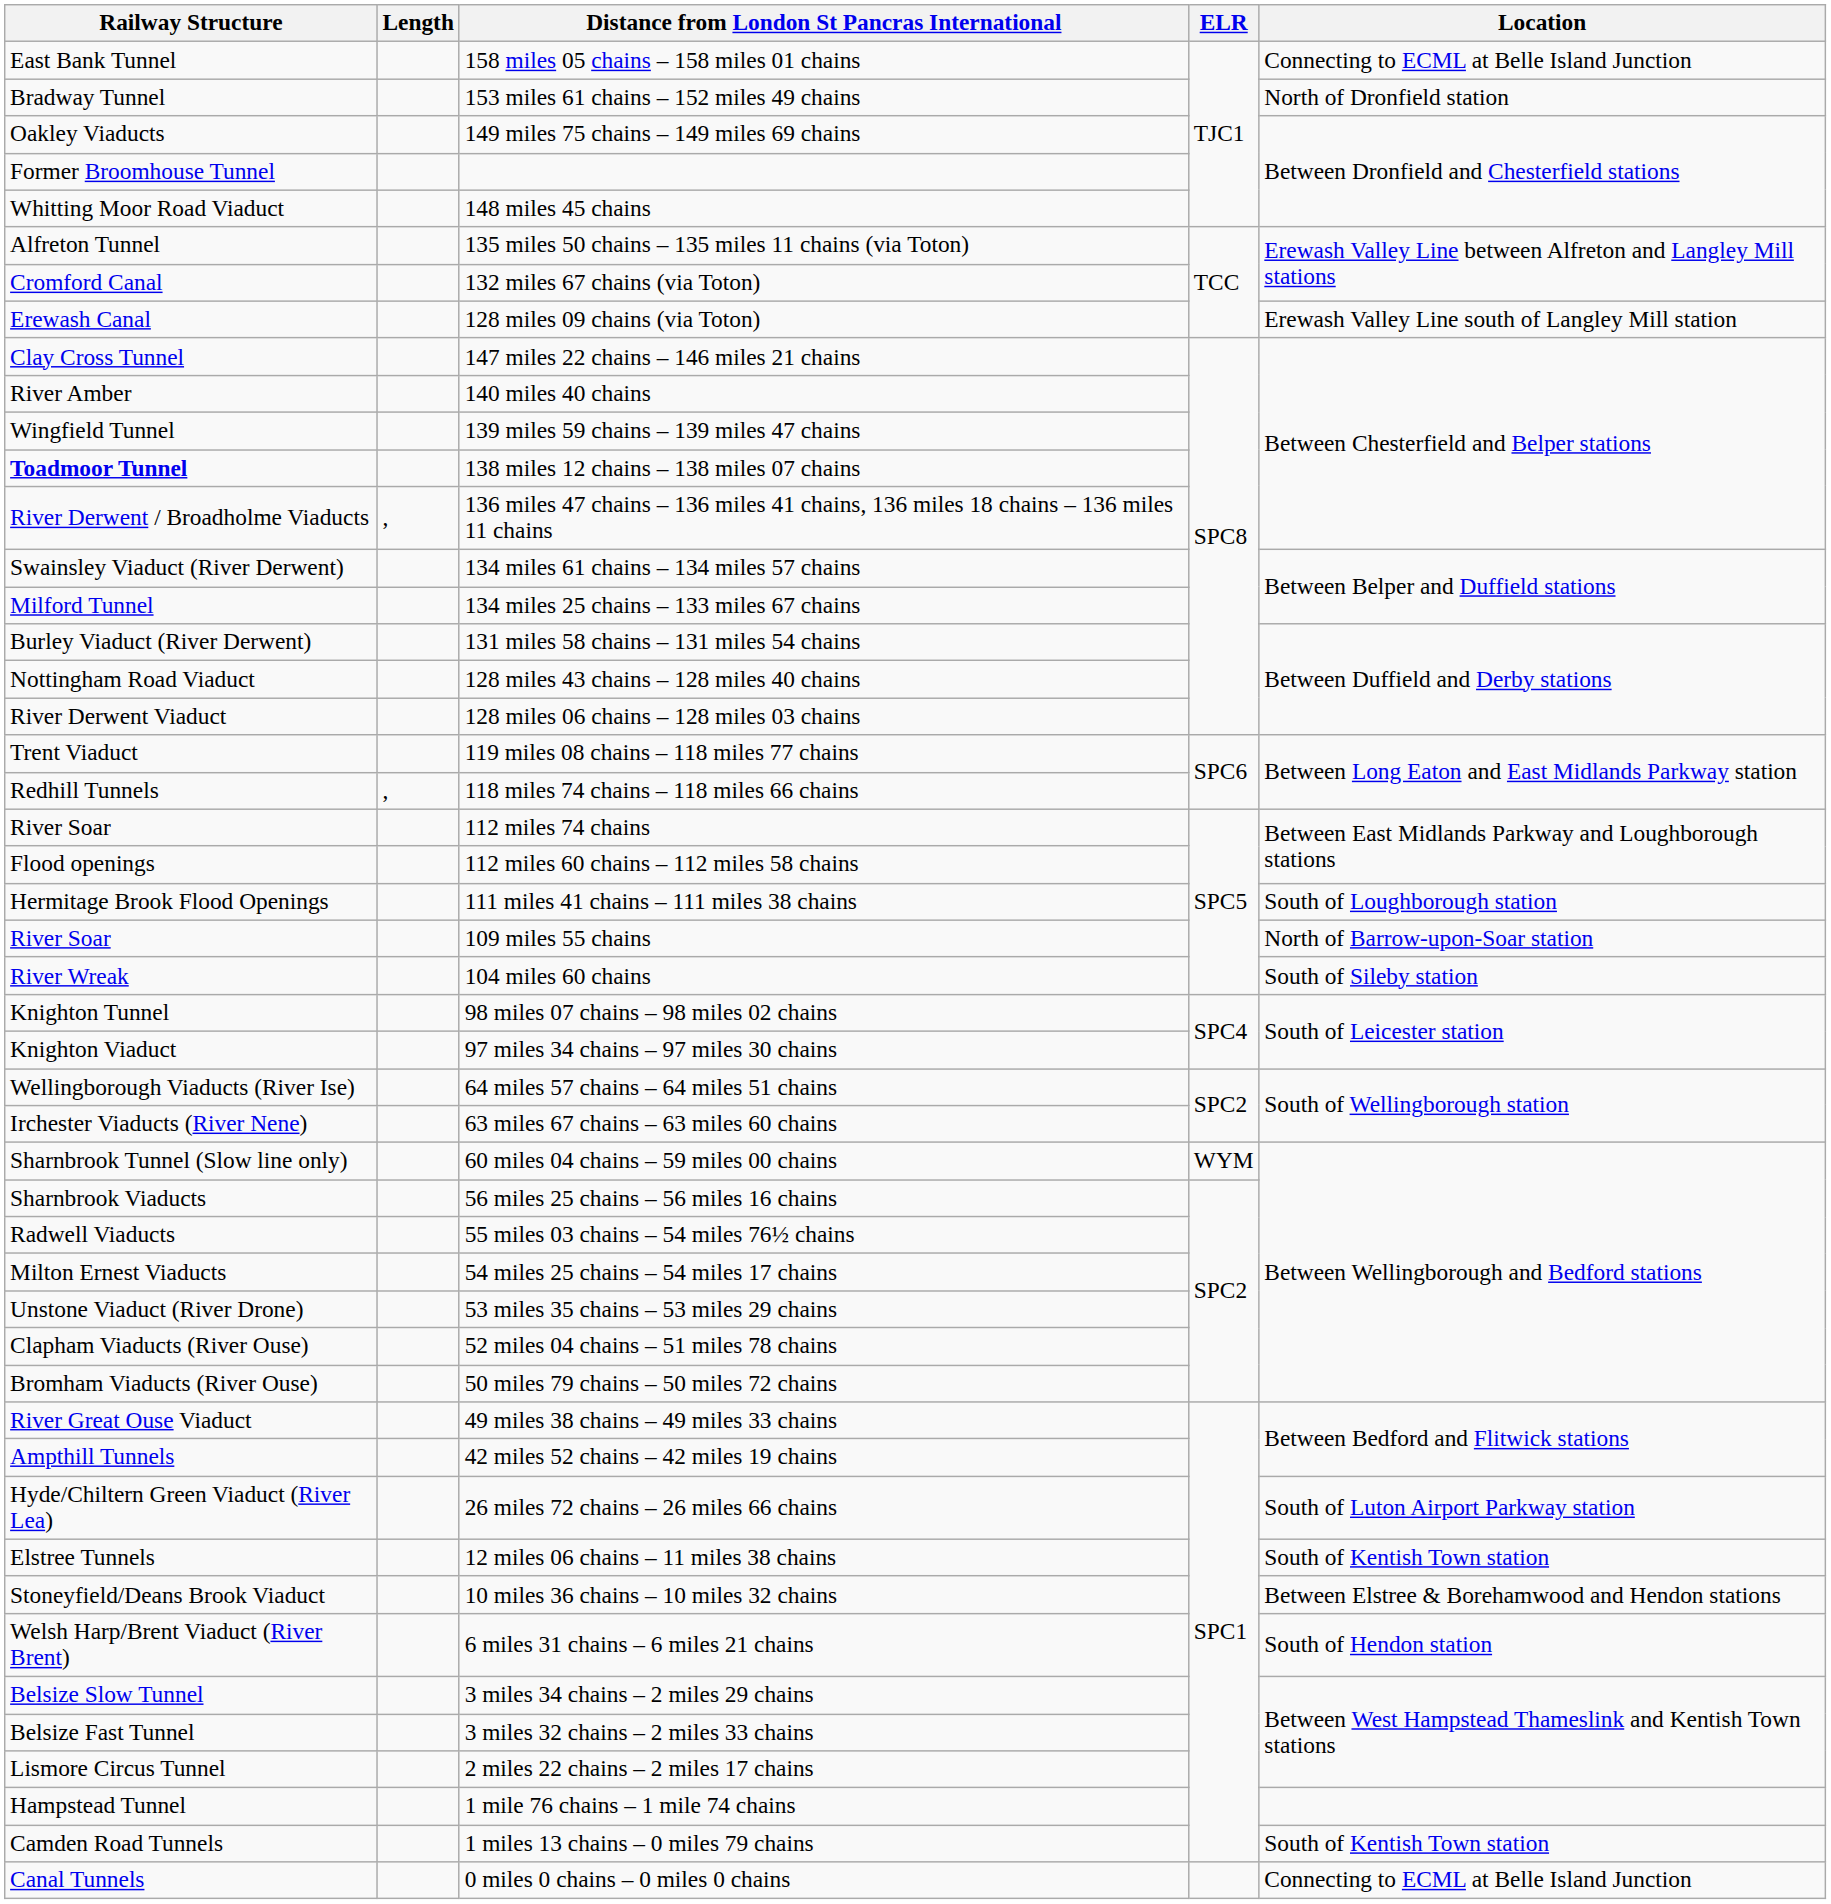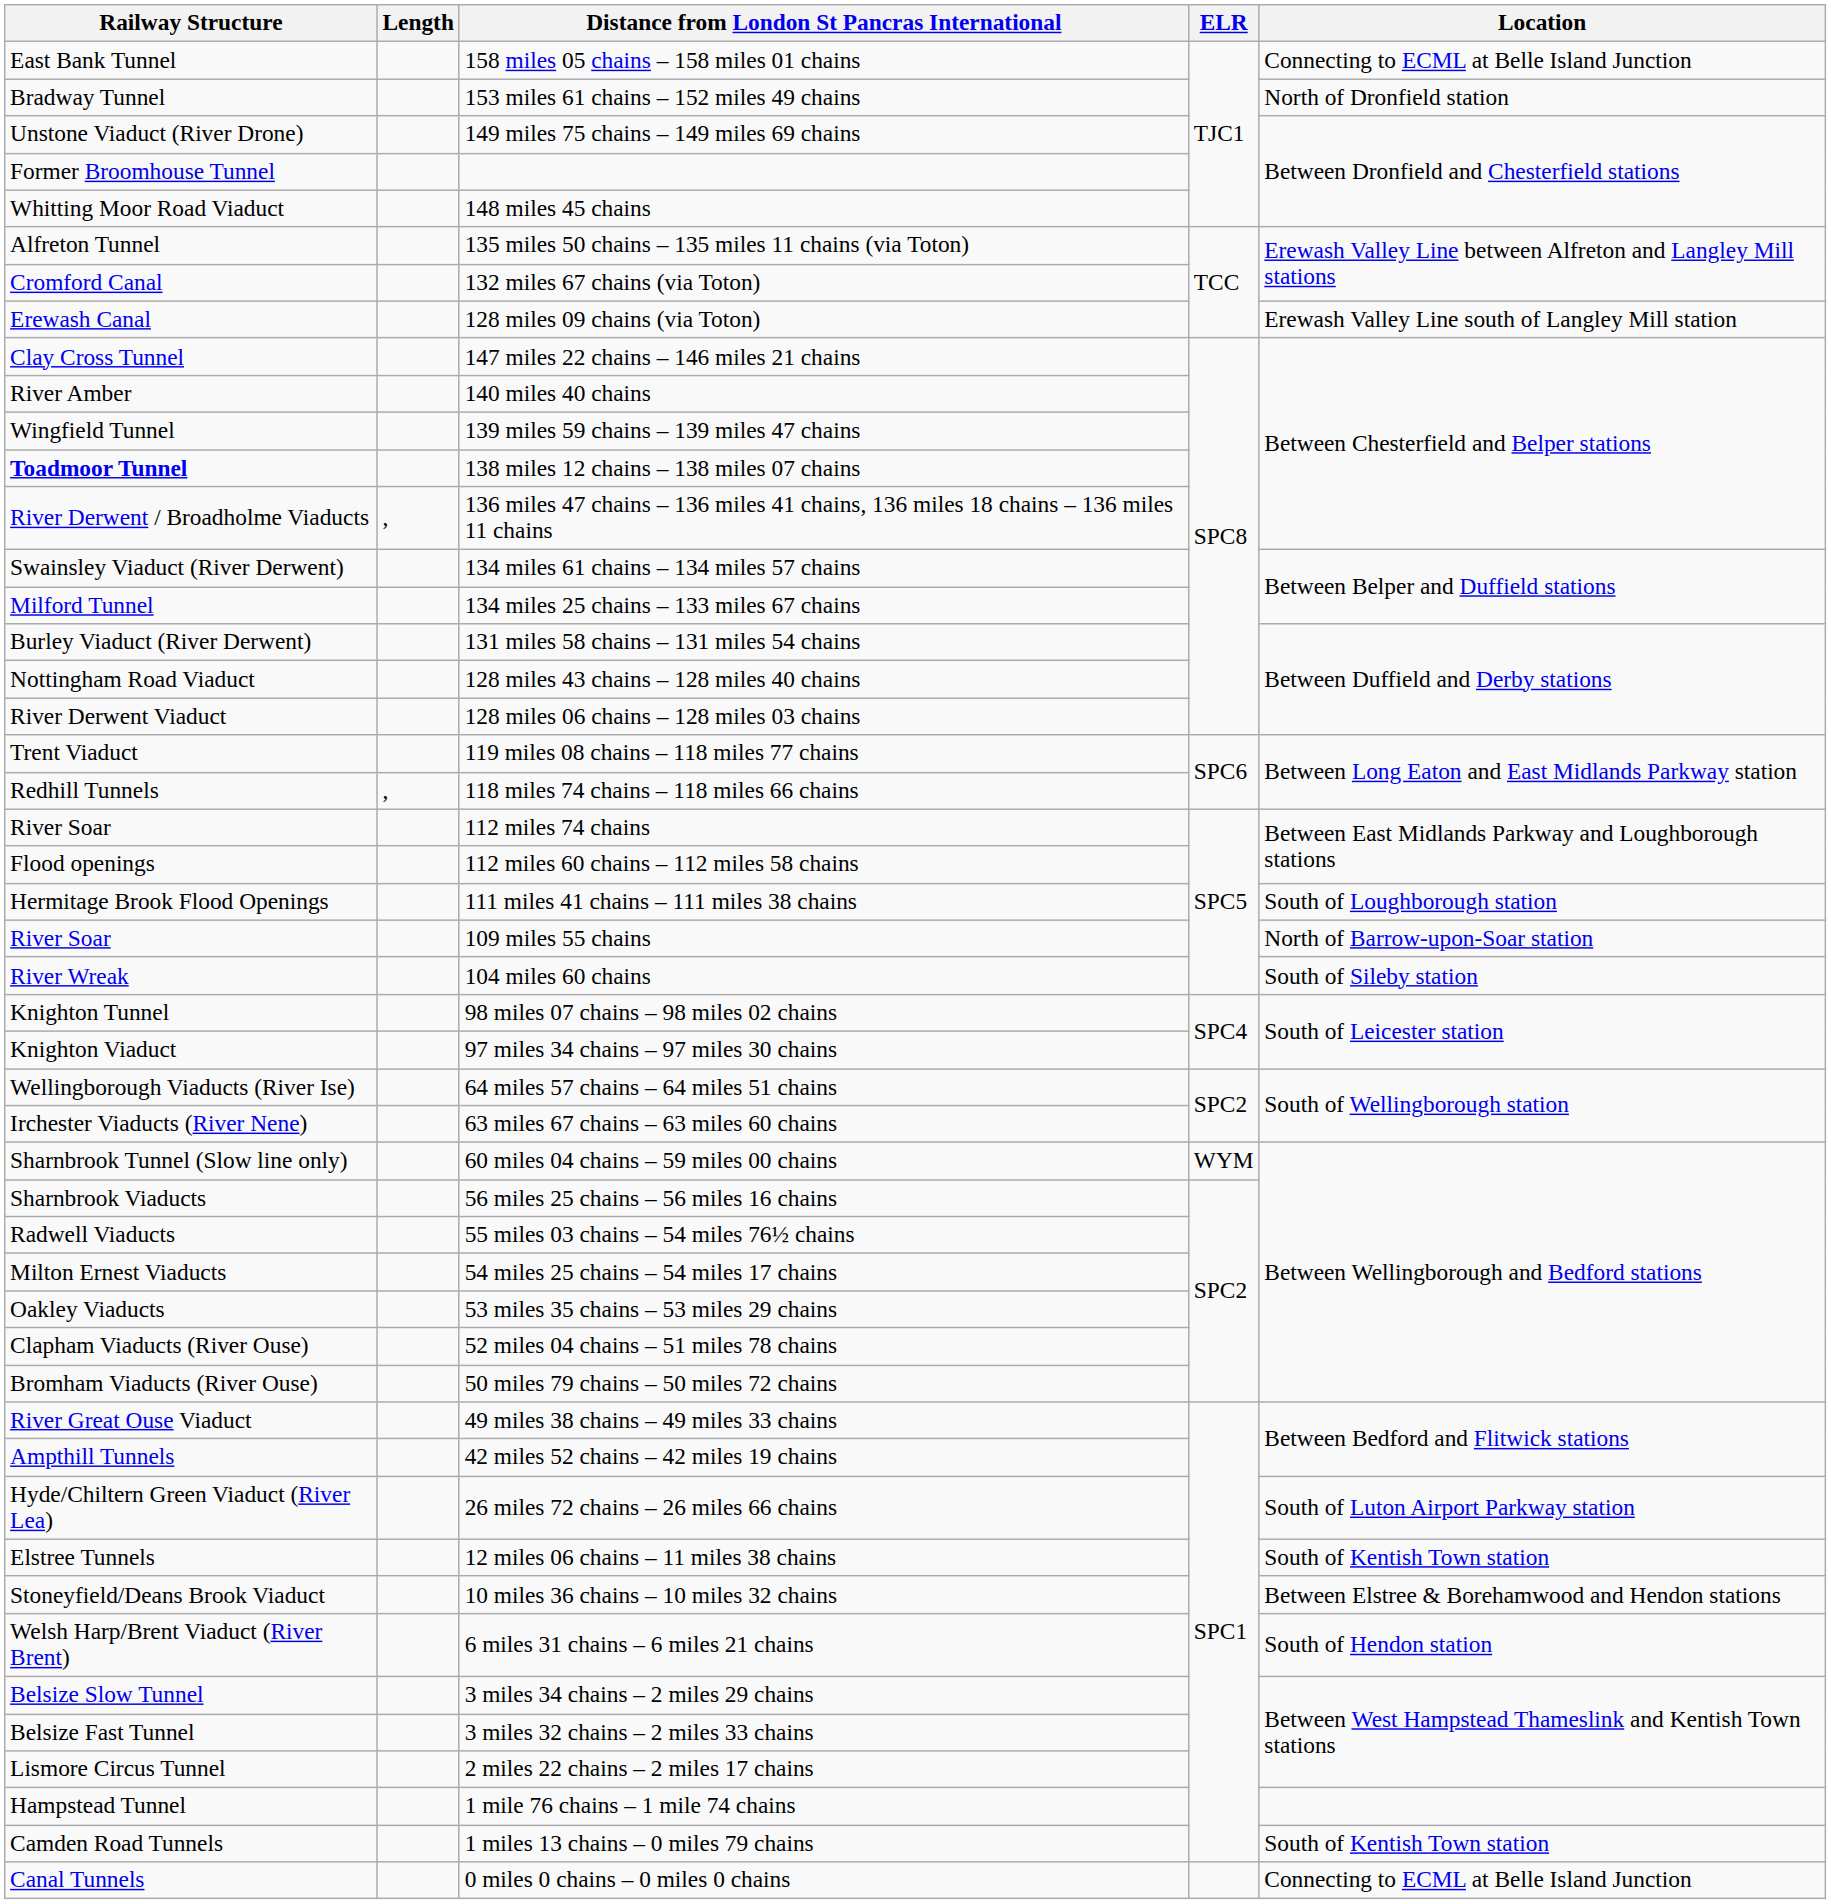(87, 134) Oakley Viaducts -> (157, 134) Unstone Viaduct (River Drone)
(157, 1308) Unstone Viaduct (River Drone) -> (87, 1308) Oakley Viaducts
